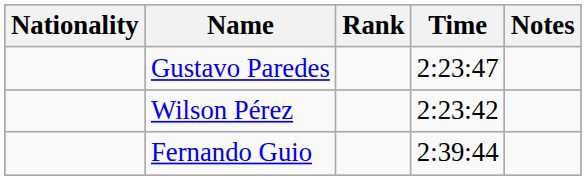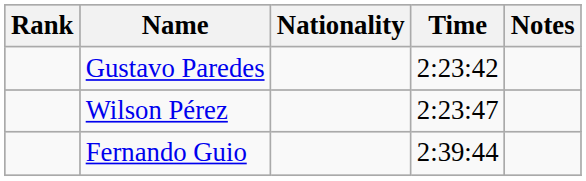columns swapped: (373, 25) <-> (75, 25)
(458, 68) 2:23:47 -> (458, 68) 2:23:42
(458, 110) 2:23:42 -> (458, 110) 2:23:47
